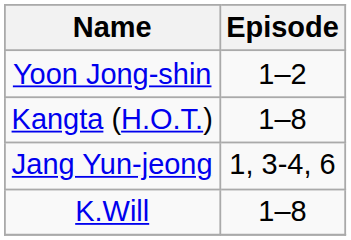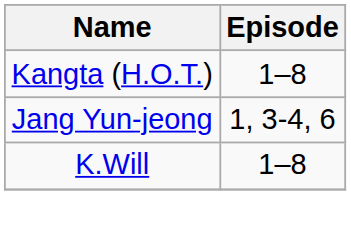- row: (112, 73)
